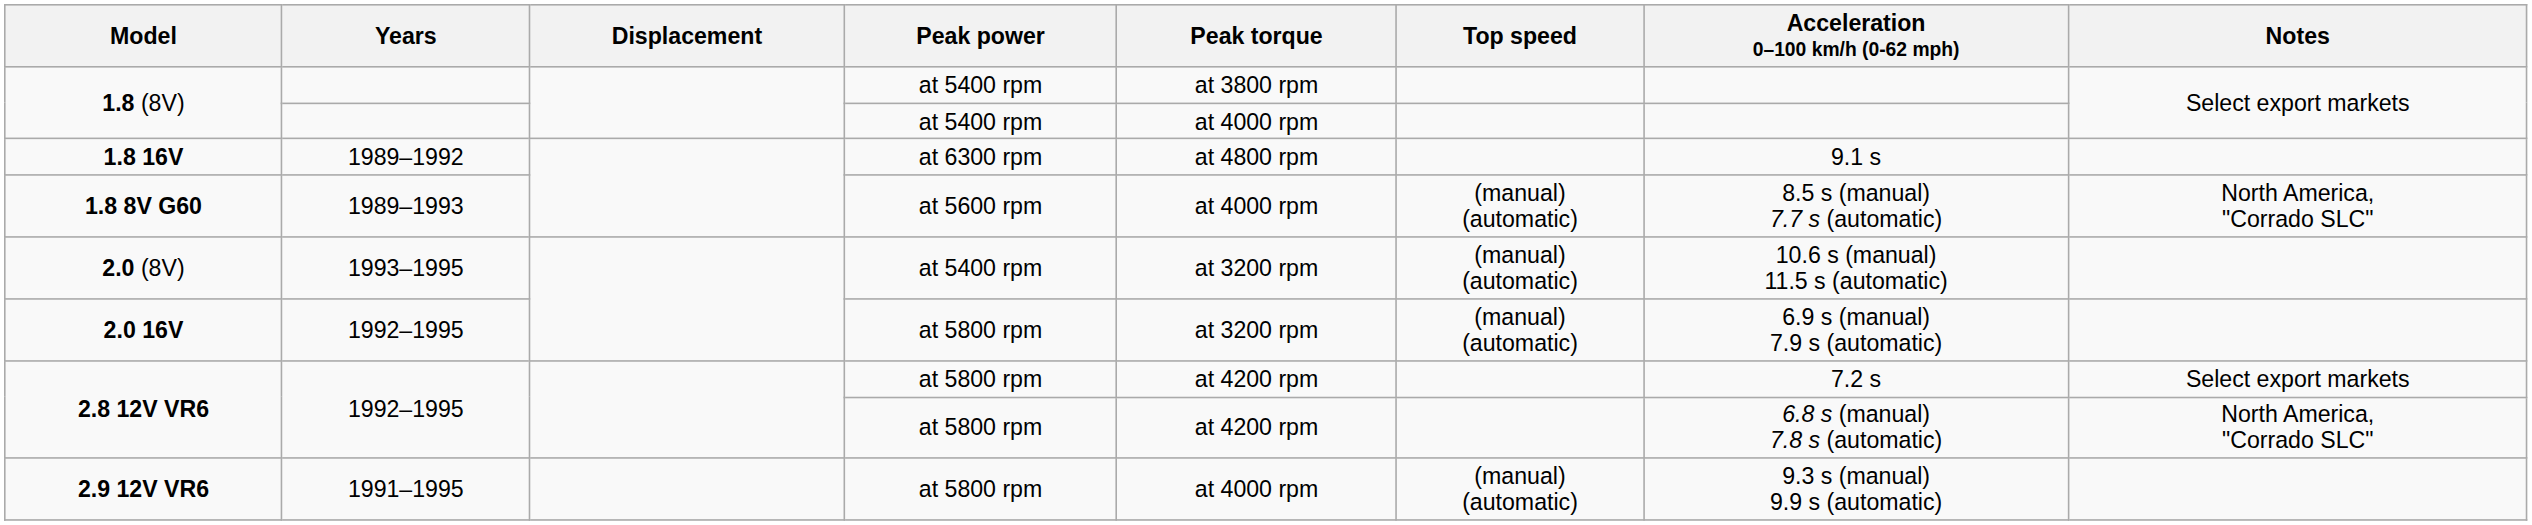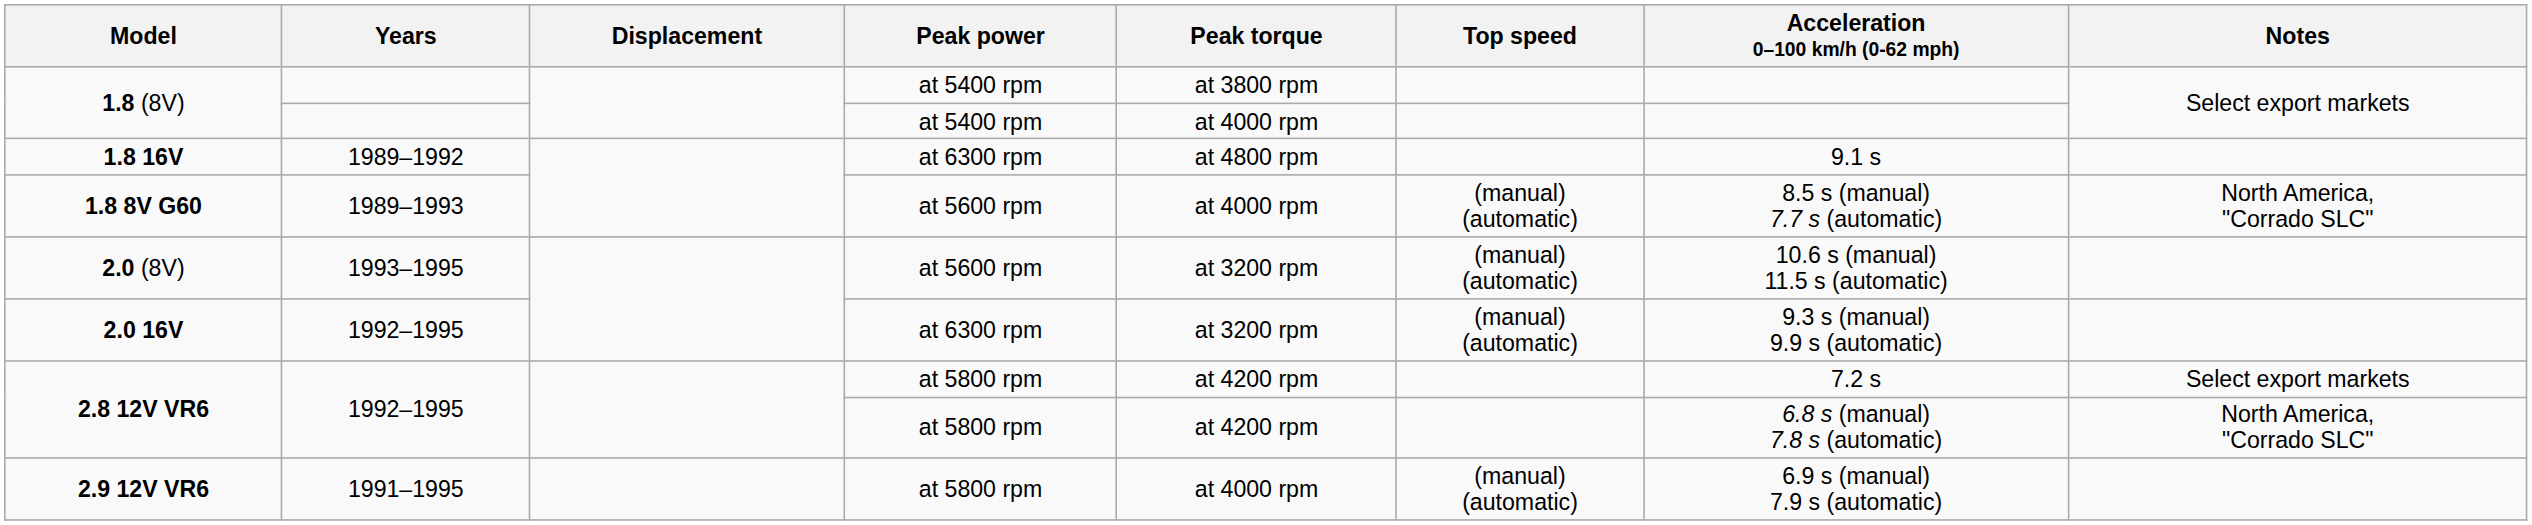(981, 267) at 5400 rpm -> (981, 267) at 5600 rpm
(981, 329) at 5800 rpm -> (981, 329) at 6300 rpm
(1856, 329) 6.9 s (manual) 7.9 s (automatic) -> (1856, 329) 9.3 s (manual) 9.9 s (automatic)
(1856, 489) 9.3 s (manual) 9.9 s (automatic) -> (1856, 489) 6.9 s (manual) 7.9 s (automatic)
